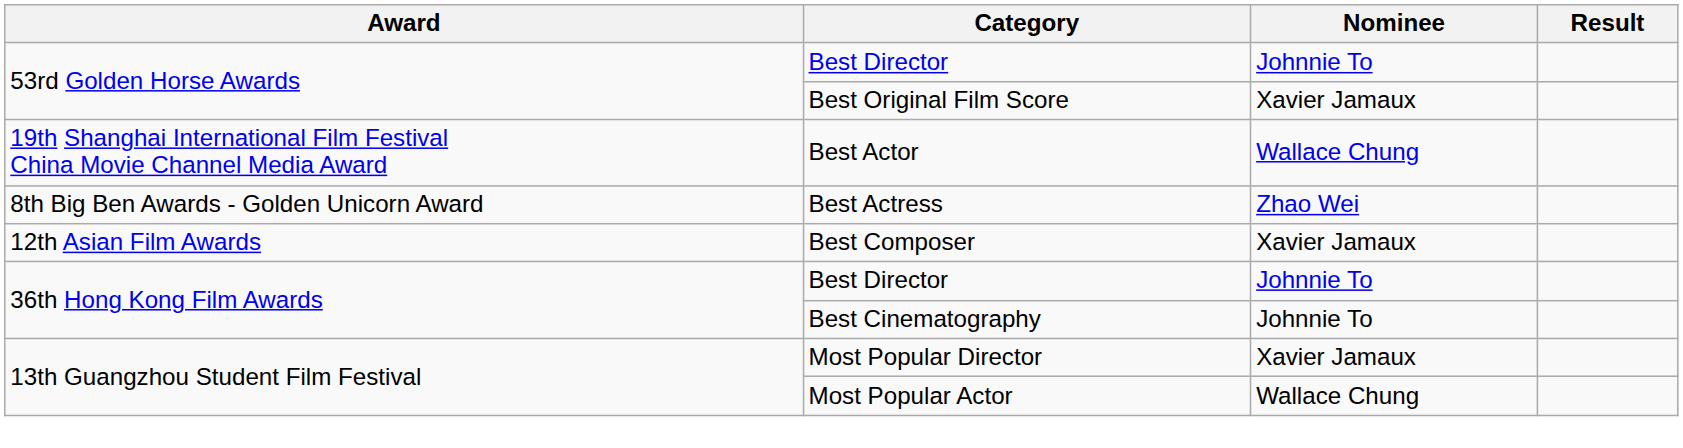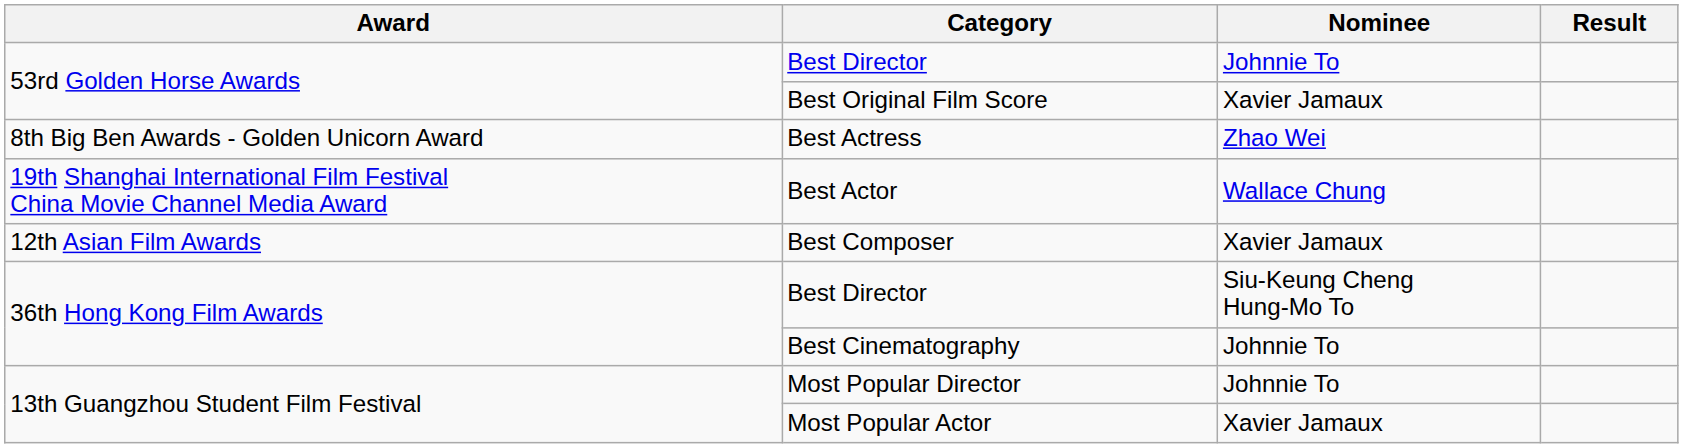rows swapped: (229, 152) <-> (247, 204)
(1314, 280) Johnnie To -> (1318, 294) Siu-Keung Cheng Hung-Mo To
(1336, 357) Xavier Jamaux -> (1281, 384) Johnnie To
(1338, 395) Wallace Chung -> (1303, 422) Xavier Jamaux
